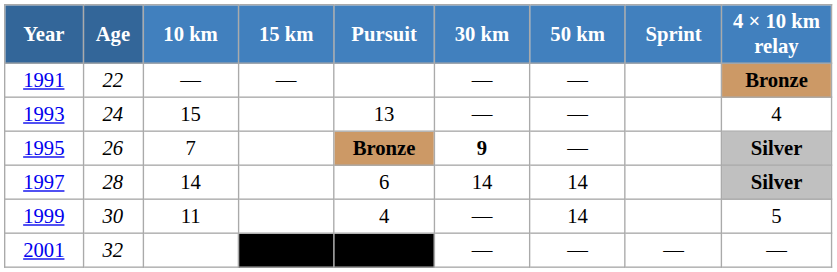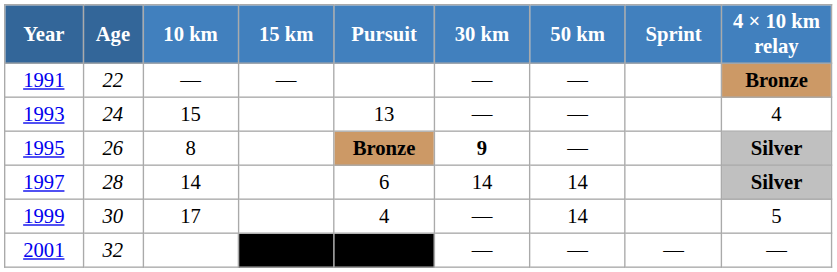(191, 148) 7 -> (191, 148) 8
(191, 216) 11 -> (191, 216) 17
